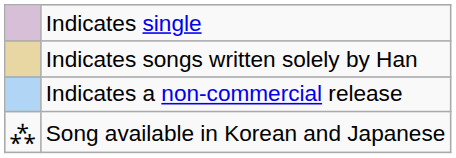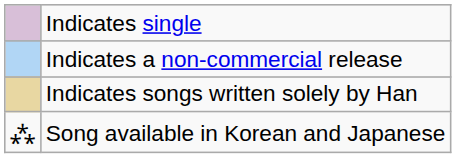rows swapped: (224, 94) <-> (232, 59)
